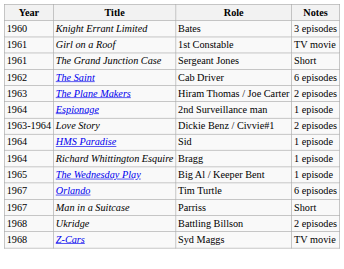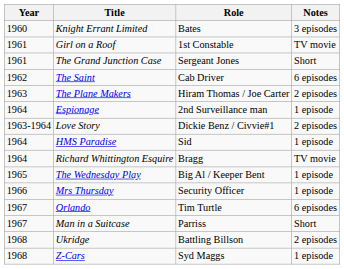(314, 158) 1 episode -> (315, 158) TV movie
+ row: (85, 191)
(315, 239) TV movie -> (314, 256) 1 episode
